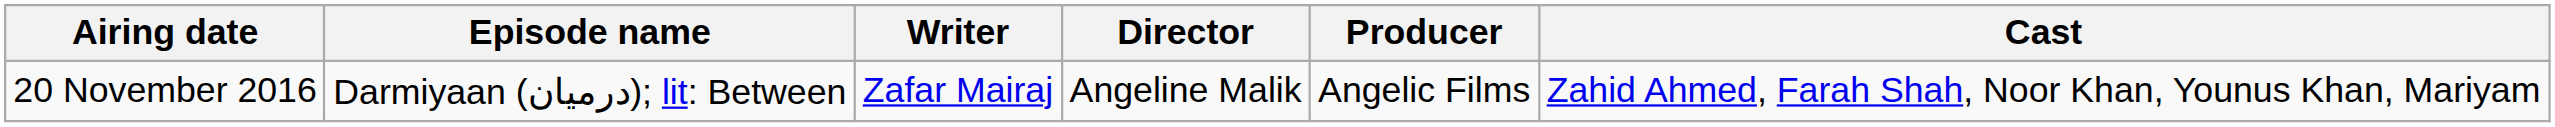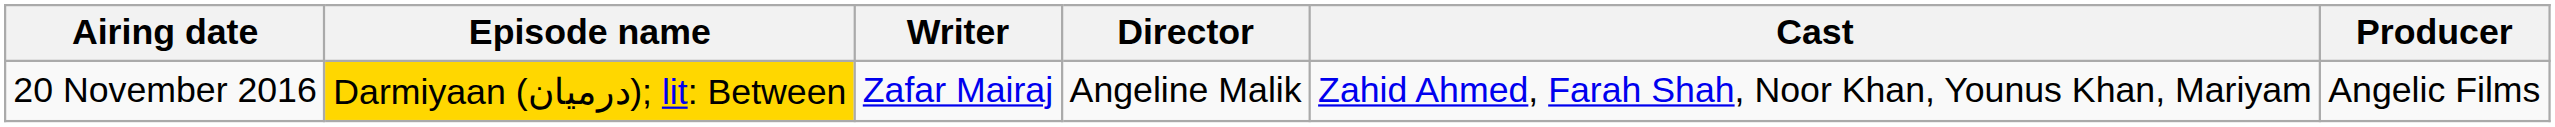columns swapped: (1424, 32) <-> (2044, 32)
(590, 91) no background -> (590, 91) gold background
